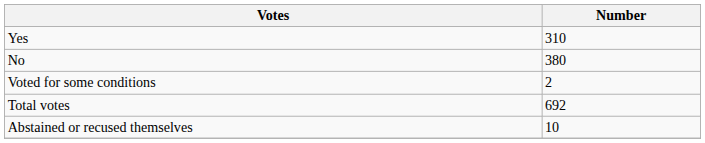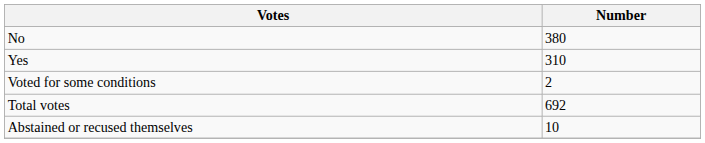rows swapped: (18, 37) <-> (16, 60)
